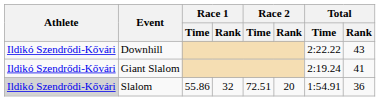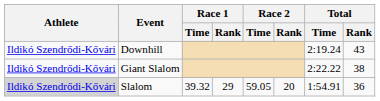(324, 50) 2:22.22 -> (324, 50) 2:19.24
(324, 68) 2:19.24 -> (324, 68) 2:22.22
(359, 68) 41 -> (359, 68) 38
(197, 87) 55.86 -> (197, 87) 39.32
(228, 87) 32 -> (228, 87) 29
(258, 87) 72.51 -> (258, 87) 59.05
